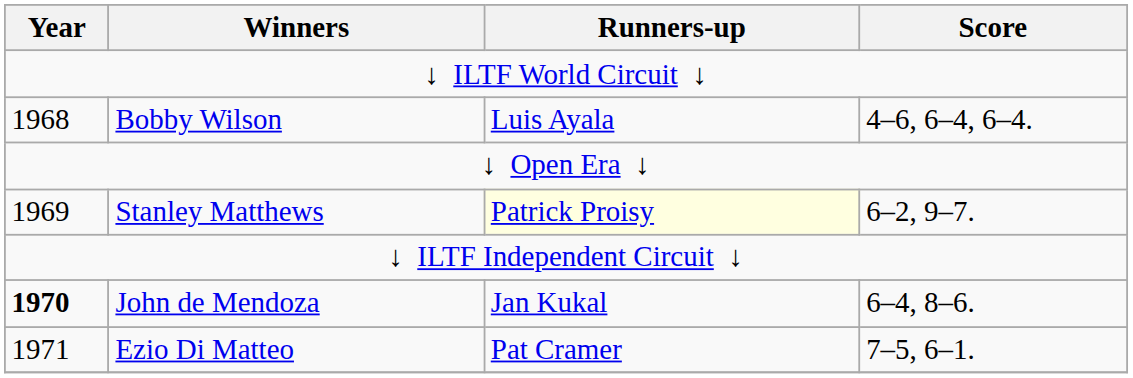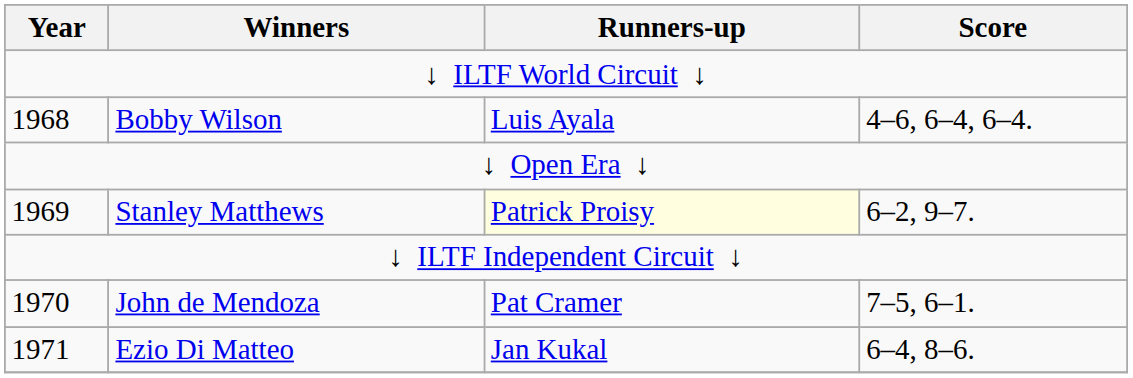(41, 303) bold -> (41, 303) normal
(549, 303) Jan Kukal -> (556, 303) Pat Cramer
(920, 303) 6–4, 8–6. -> (920, 303) 7–5, 6–1.
(556, 348) Pat Cramer -> (549, 348) Jan Kukal
(920, 348) 7–5, 6–1. -> (920, 348) 6–4, 8–6.
